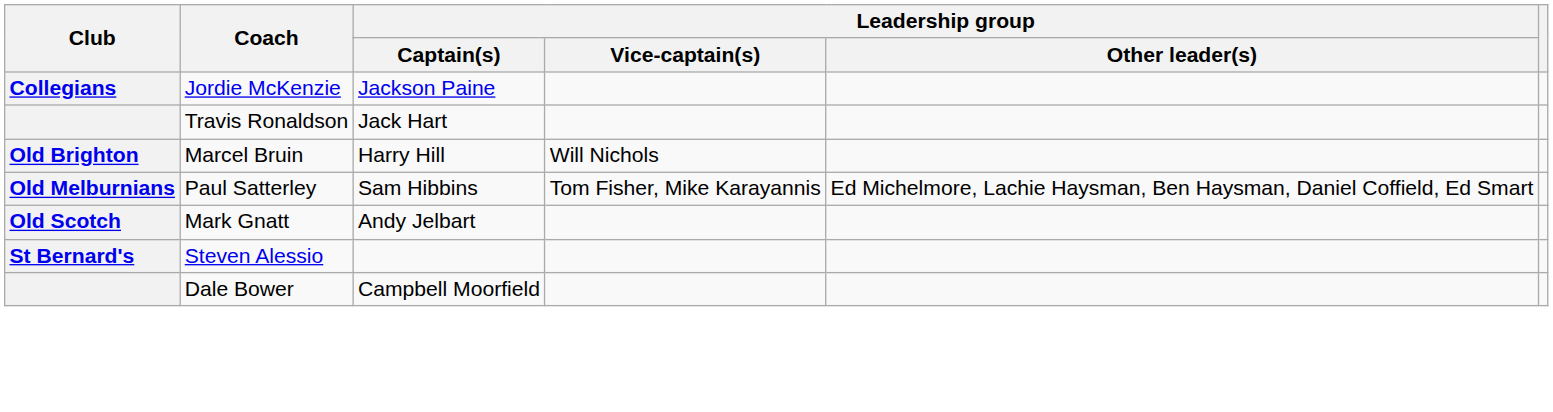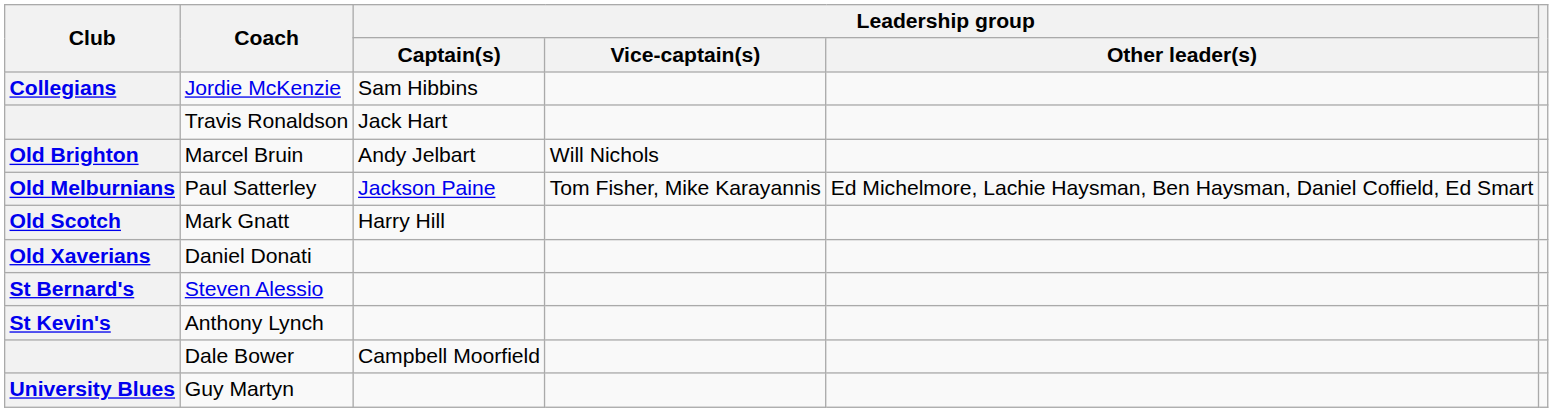(427, 88) Jackson Paine -> (418, 88) Sam Hibbins
(401, 155) Harry Hill -> (417, 155) Andy Jelbart
(418, 188) Sam Hibbins -> (427, 188) Jackson Paine
(417, 222) Andy Jelbart -> (401, 222) Harry Hill
+ row: (248, 255)
+ row: (254, 322)
+ row: (239, 389)
